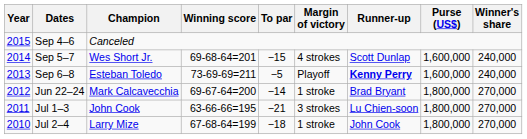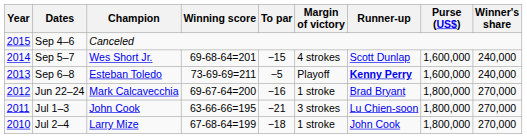(277, 91) −14 -> (277, 91) −16
